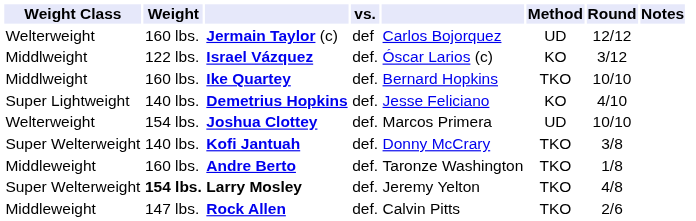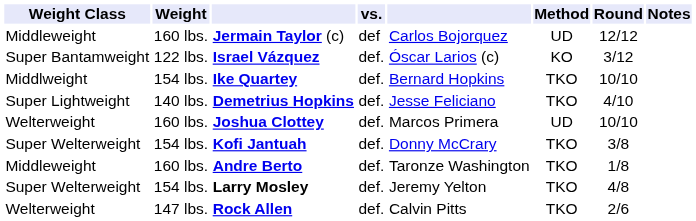(50, 36) Welterweight -> (51, 36) Middleweight
(46, 57) Middlweight -> (77, 57) Super Bantamweight
(172, 79) 160 lbs. -> (181, 79) 154 lbs.
(555, 101) KO -> (562, 101) TKO
(172, 122) 154 lbs. -> (181, 122) 160 lbs.
(172, 144) 140 lbs. -> (181, 144) 154 lbs.
(173, 187) bold -> (181, 187) normal
(51, 209) Middleweight -> (50, 209) Welterweight
